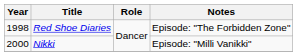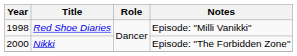(221, 28) Episode: "The Forbidden Zone" -> (202, 28) Episode: "Milli Vanikki"
(202, 43) Episode: "Milli Vanikki" -> (221, 43) Episode: "The Forbidden Zone"
